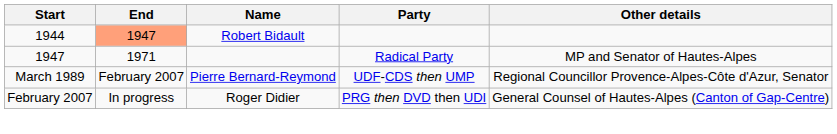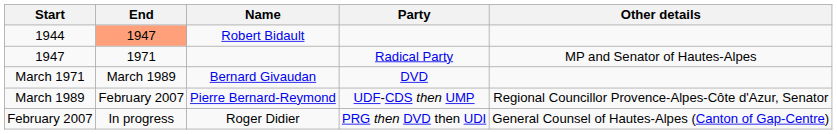+ row: (50, 77)
